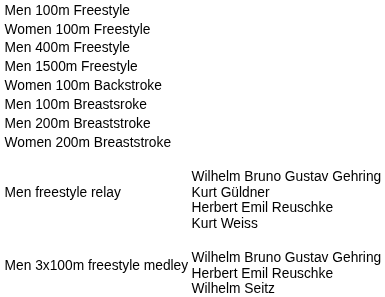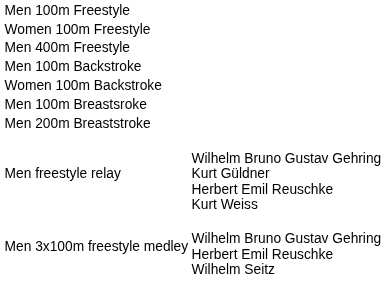- row: (71, 67)
+ row: (73, 67)
- row: (88, 142)
